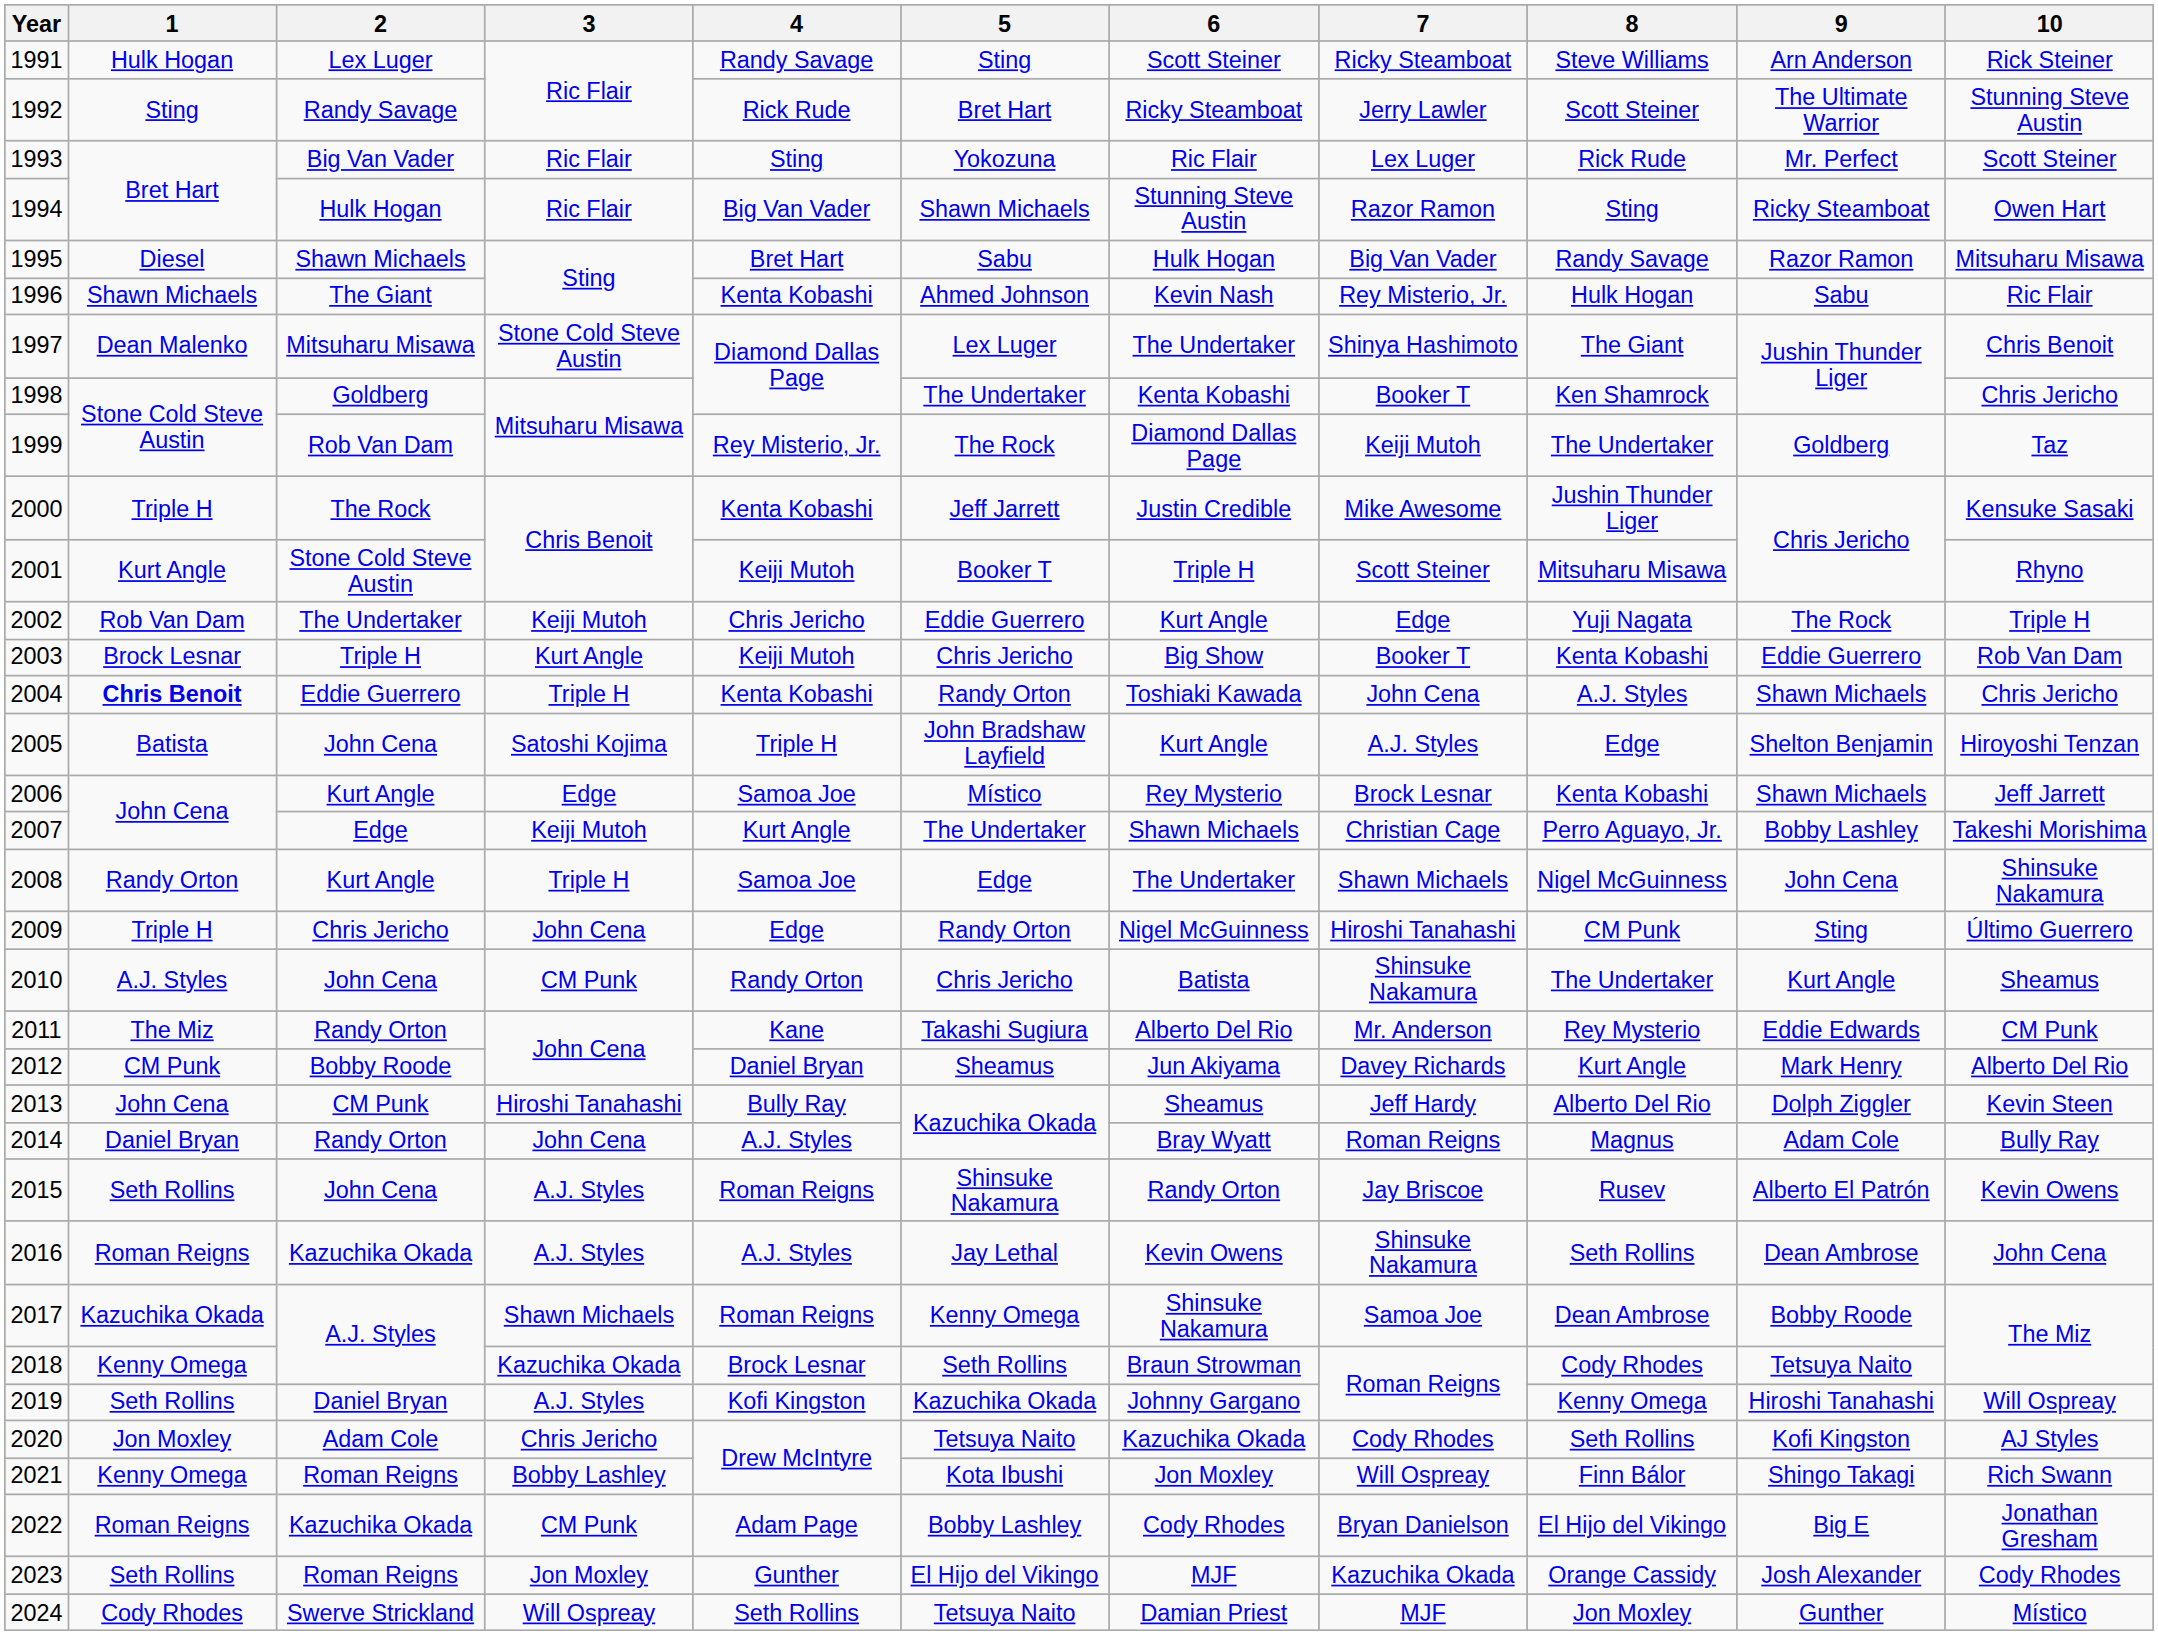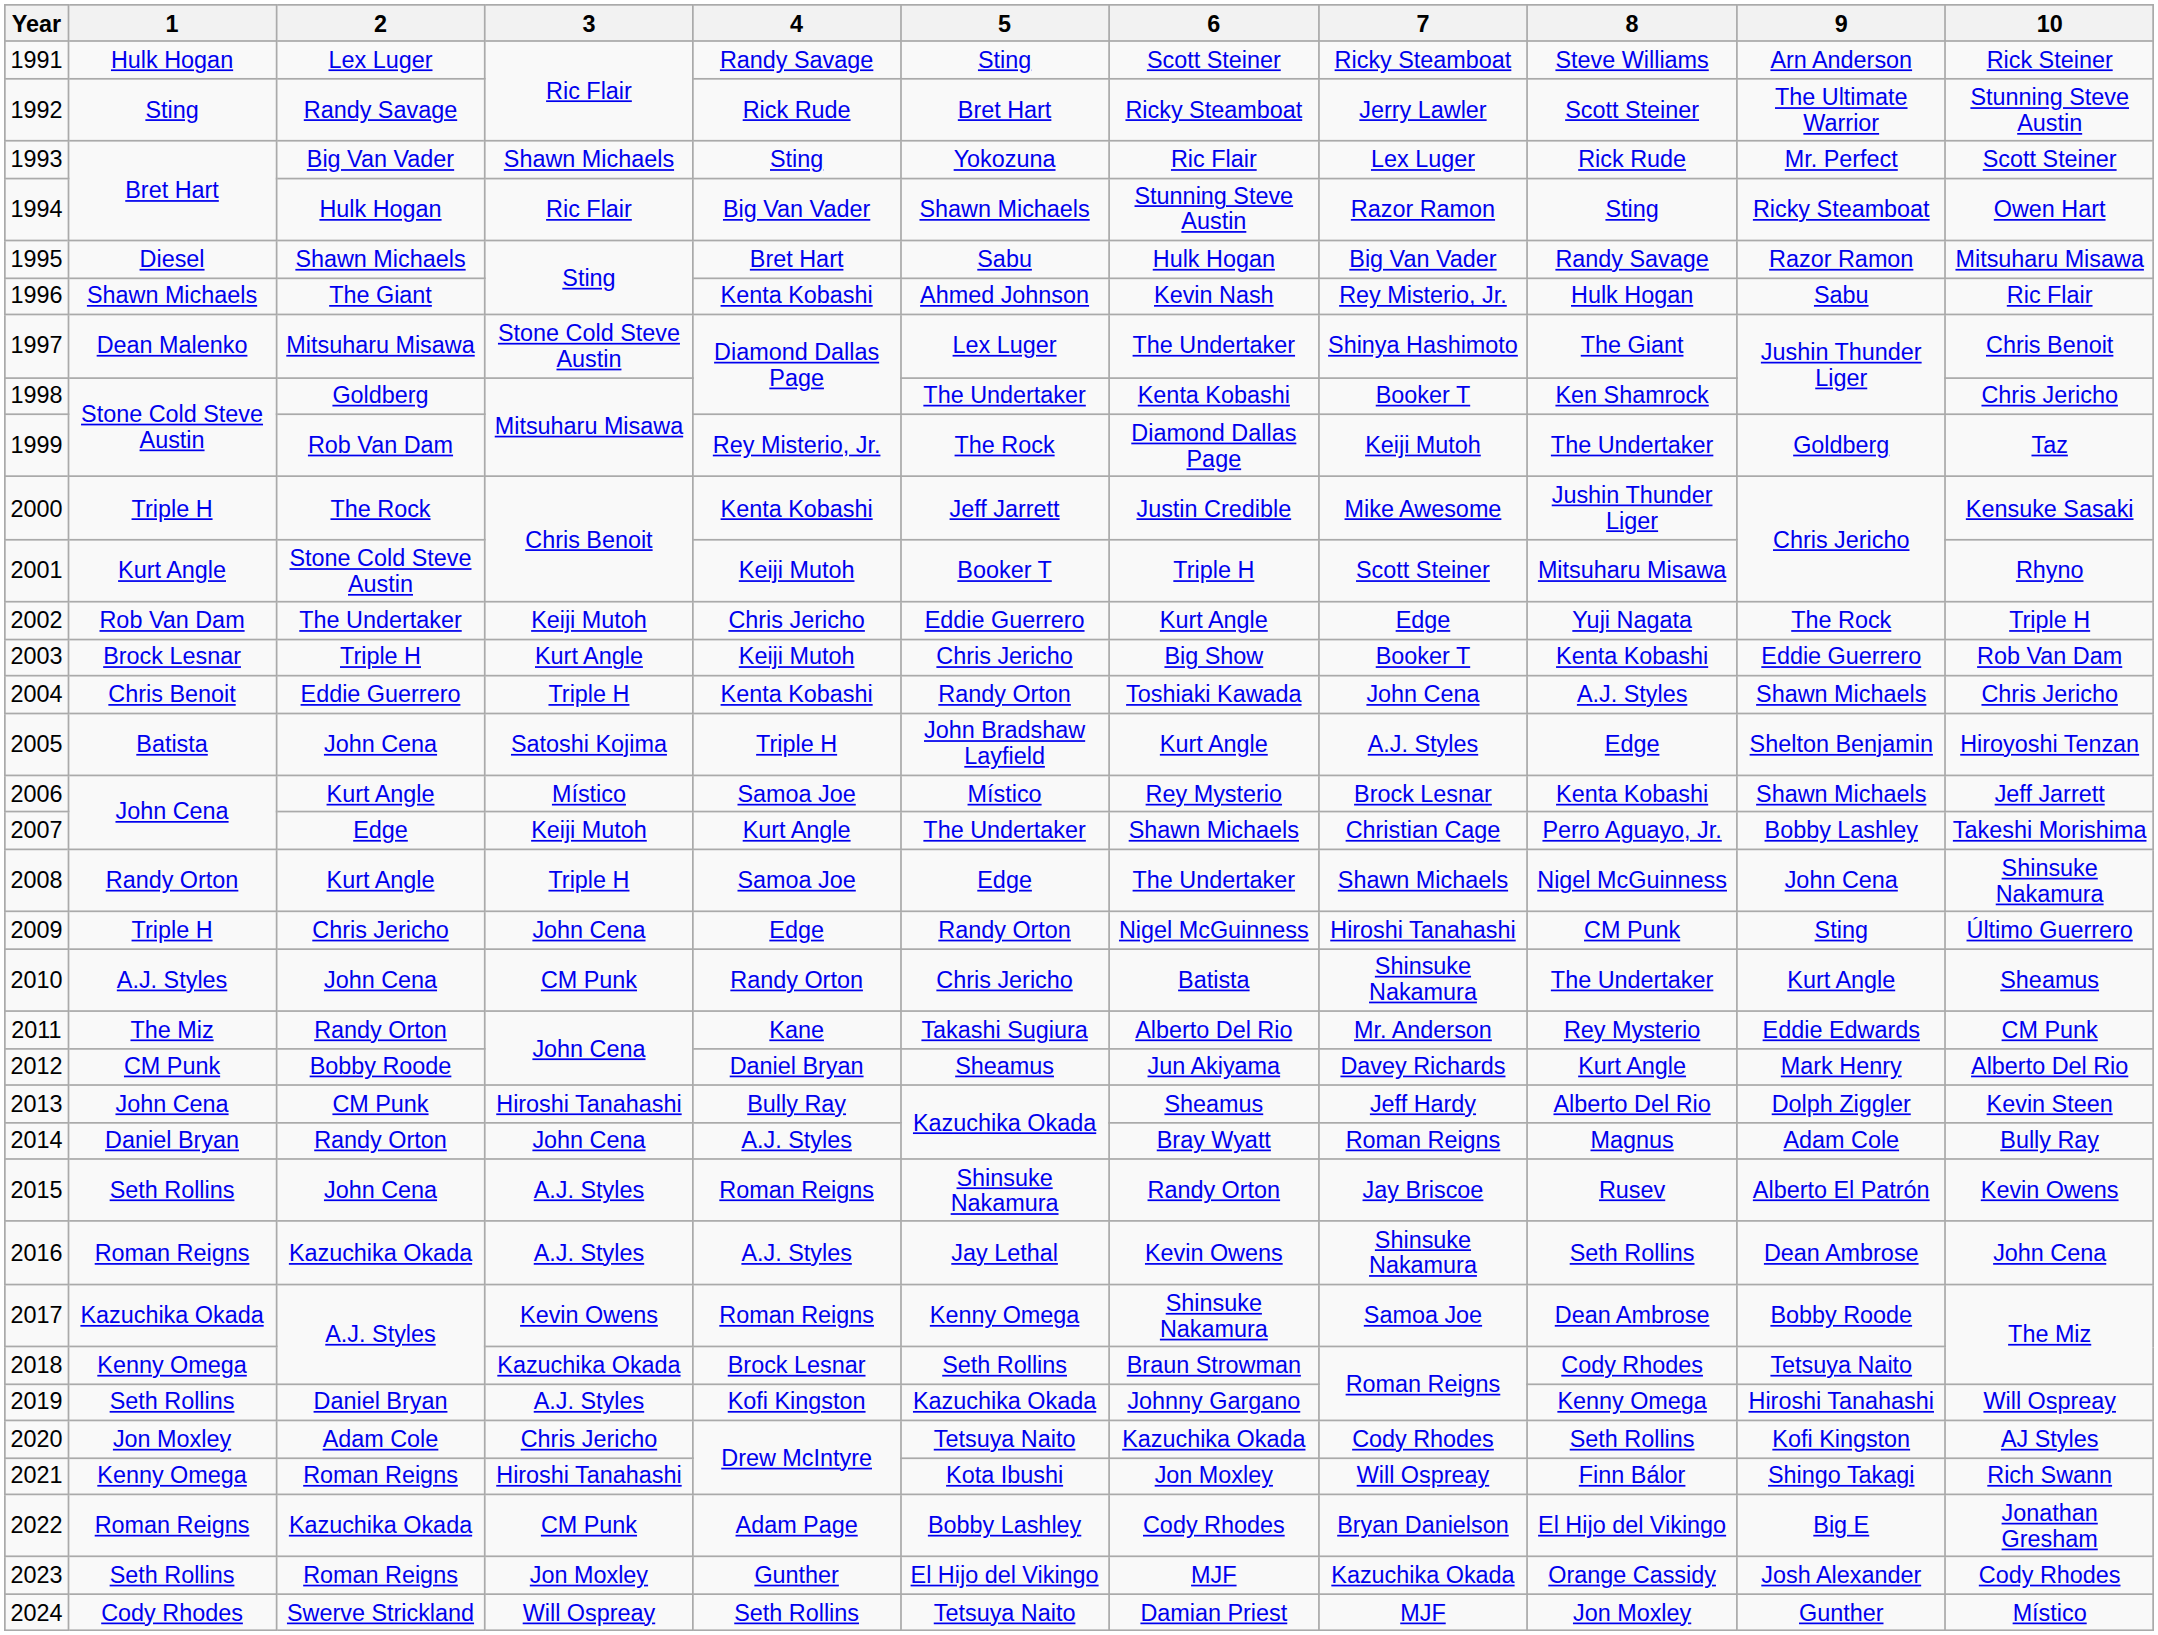(589, 159) Ric Flair -> (589, 159) Shawn Michaels
(172, 694) bold -> (172, 694) normal
(589, 793) Edge -> (589, 793) Místico
(589, 1315) Shawn Michaels -> (589, 1315) Kevin Owens
(589, 1476) Bobby Lashley -> (589, 1476) Hiroshi Tanahashi
